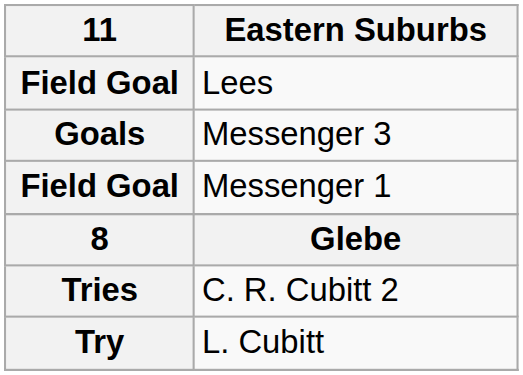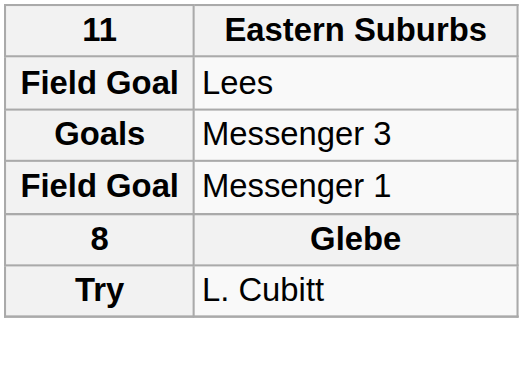- row: (300, 290)
